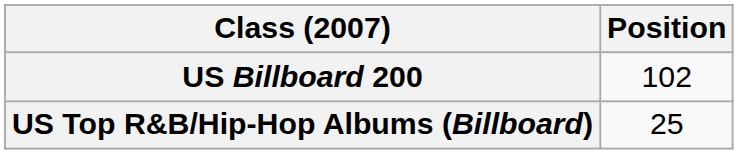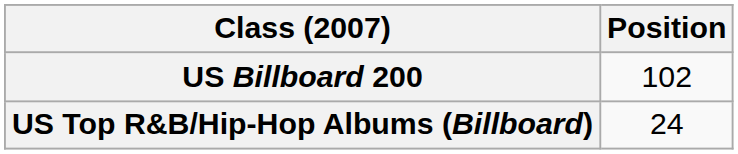(667, 124) 25 -> (667, 124) 24
